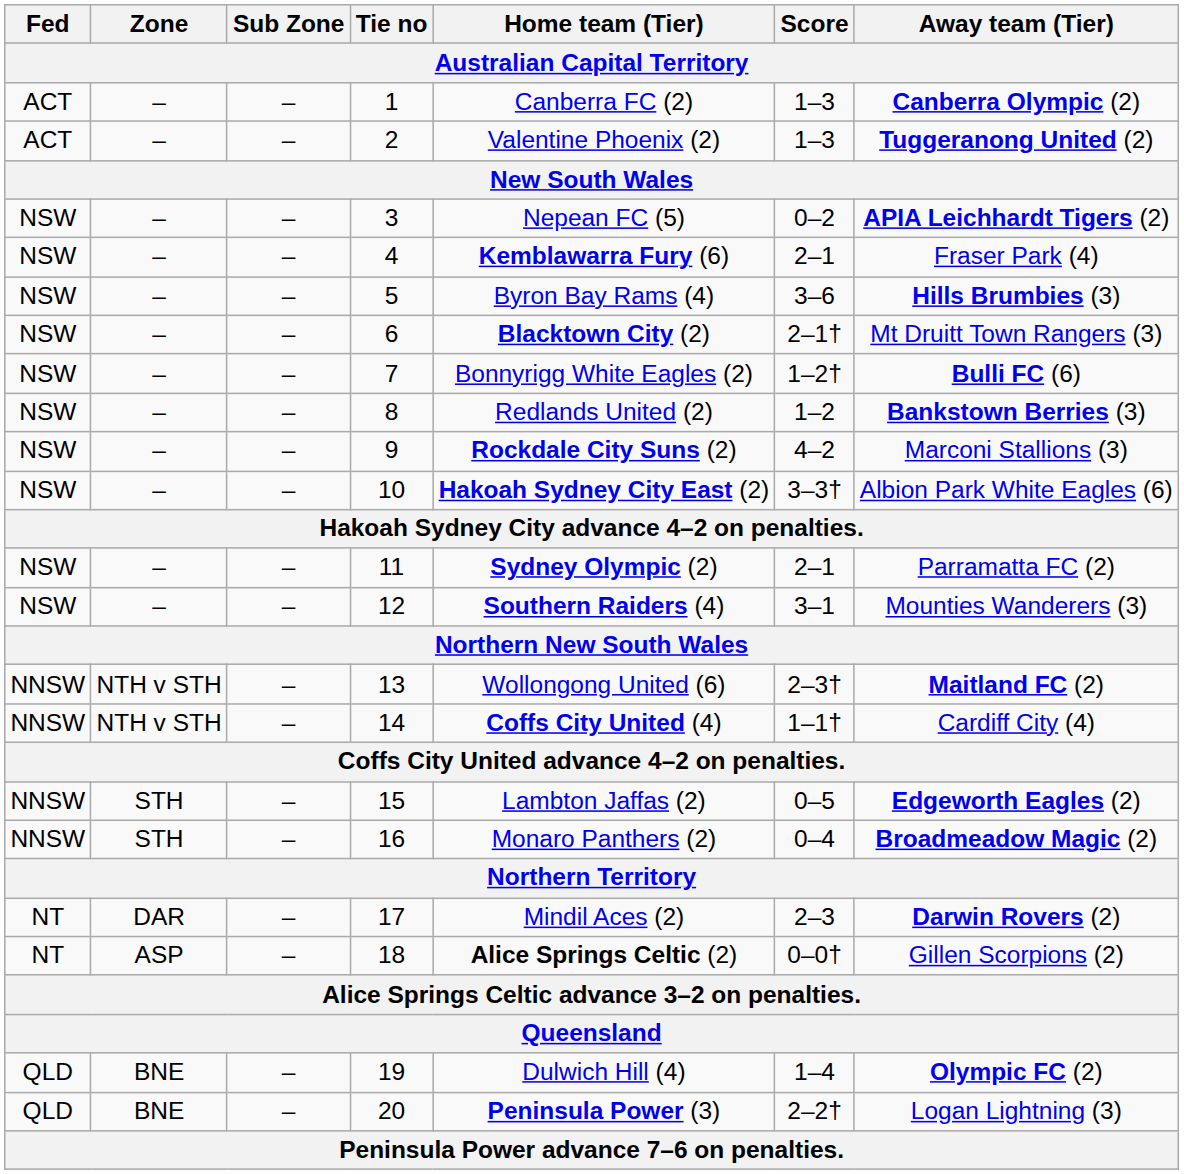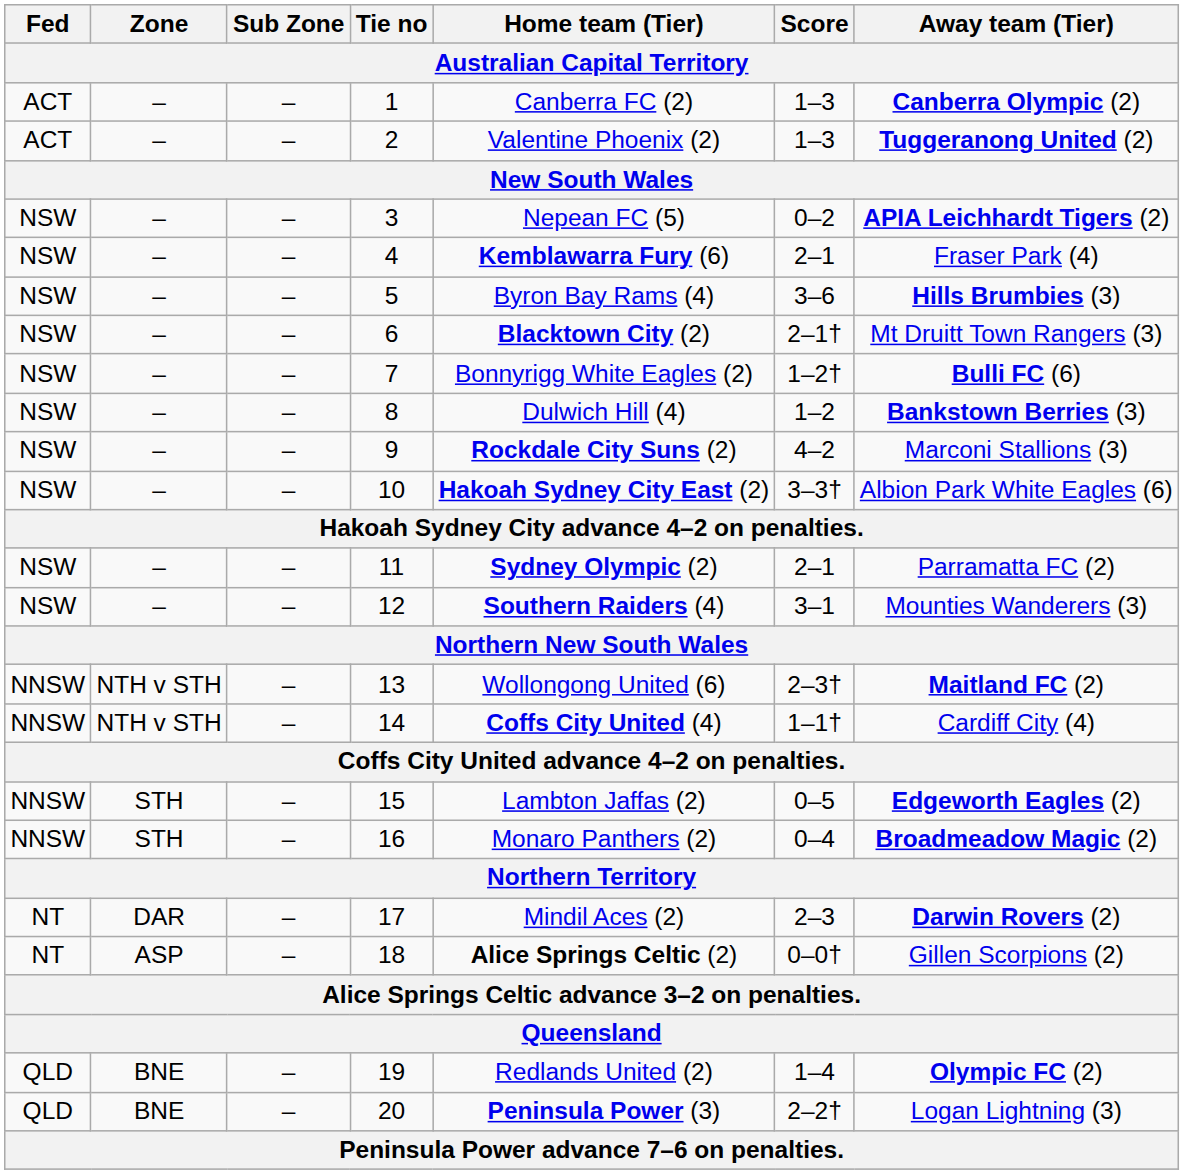(604, 412) Redlands United (2) -> (604, 412) Dulwich Hill (4)
(604, 1072) Dulwich Hill (4) -> (604, 1072) Redlands United (2)
